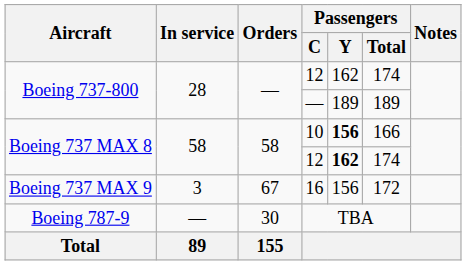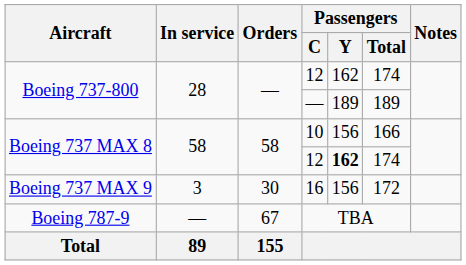(345, 132) bold -> (345, 132) normal
(270, 189) 67 -> (270, 189) 30
(270, 217) 30 -> (270, 217) 67
